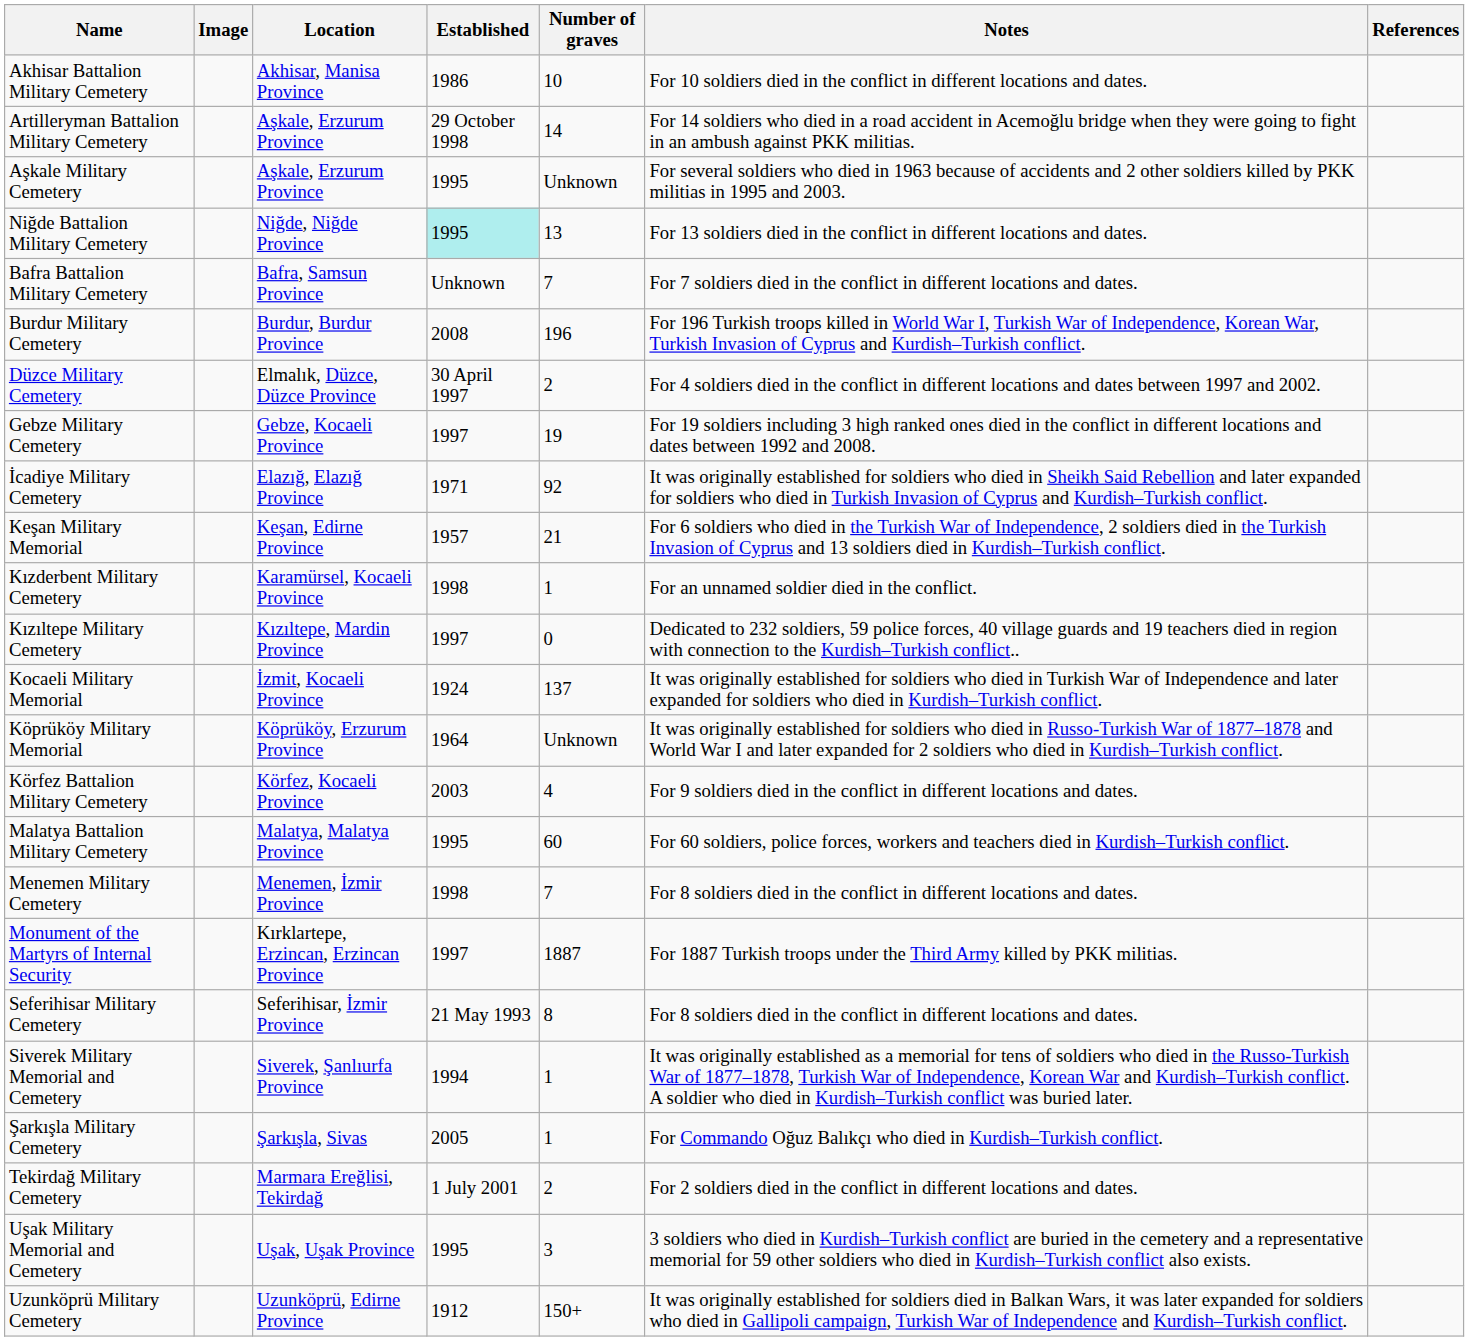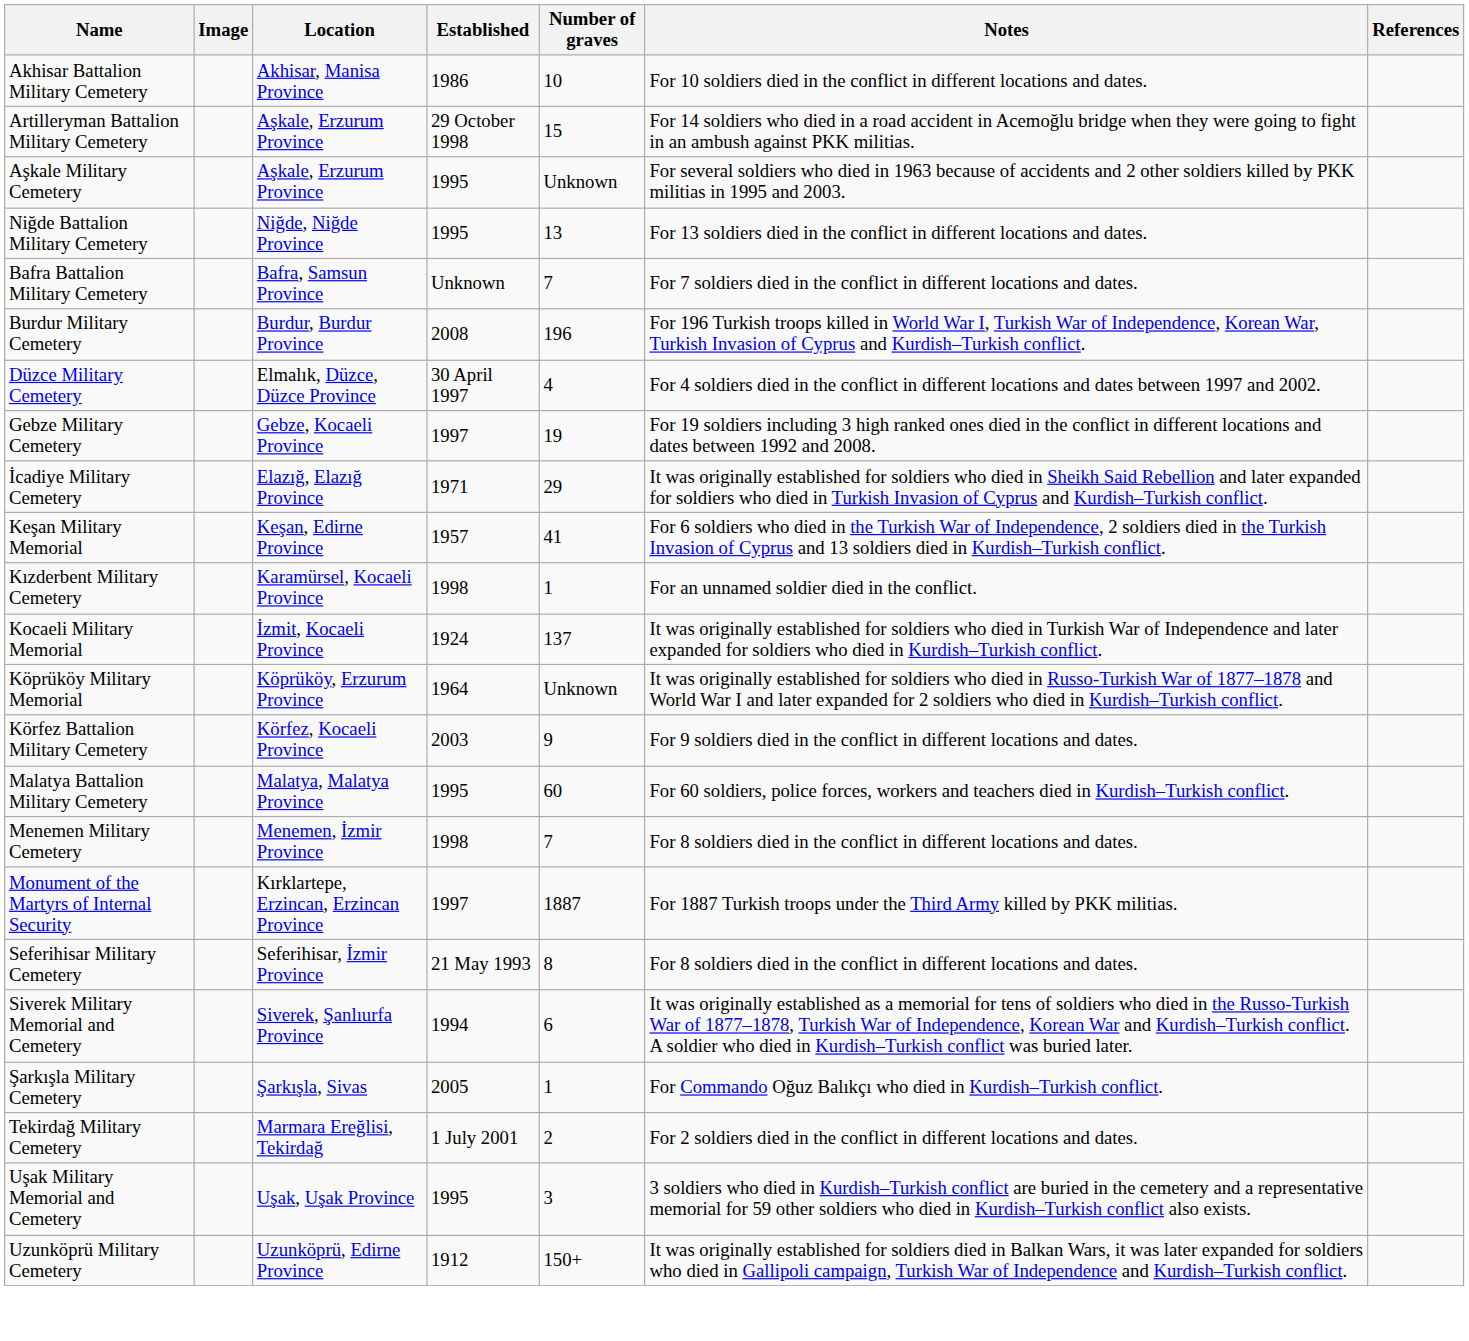(553, 131) 14 -> (553, 131) 15
(450, 232) paleturquoise background -> (450, 232) no background
(548, 385) 2 -> (548, 385) 4
(553, 486) 92 -> (553, 486) 29
(553, 537) 21 -> (553, 537) 41
- row: (76, 638)
(548, 791) 4 -> (548, 740) 9
(548, 1076) 1 -> (548, 1025) 6
